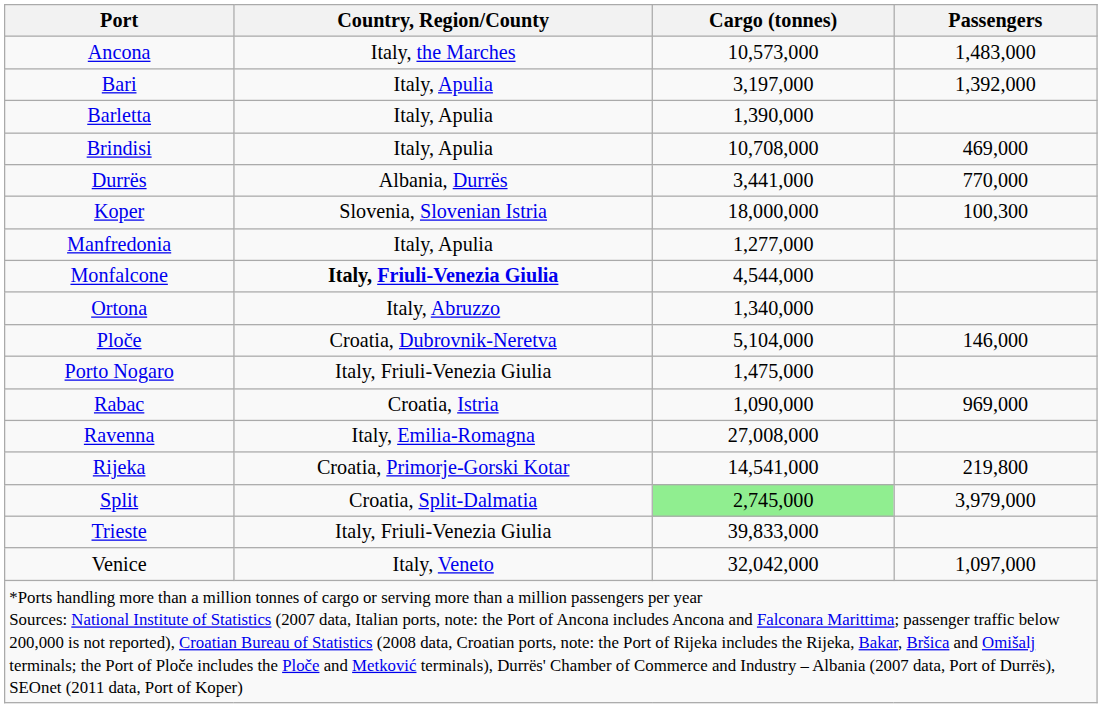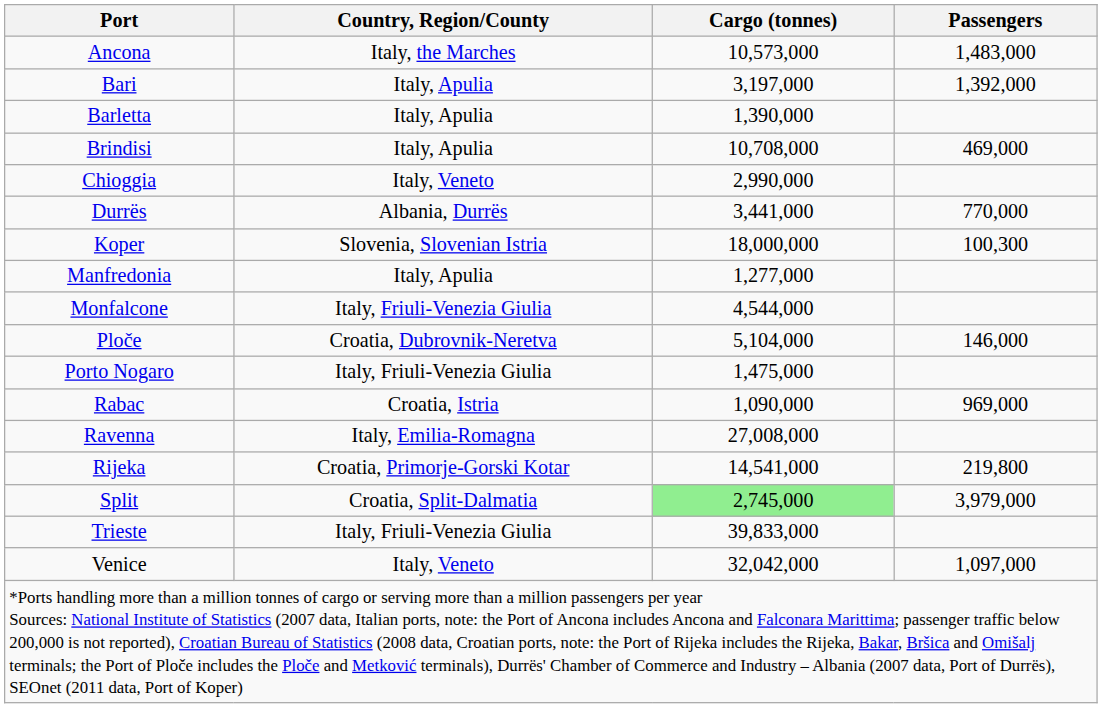+ row: (119, 180)
(443, 276) bold -> (443, 308) normal
- row: (119, 308)
